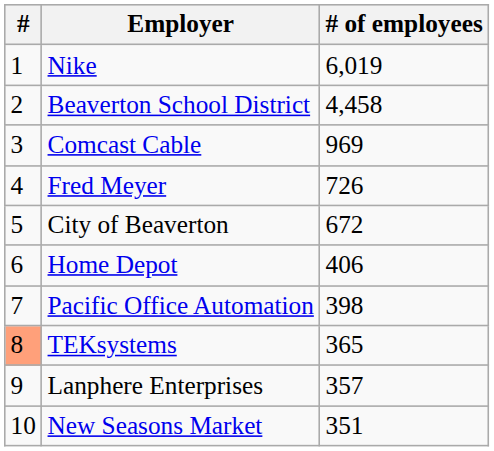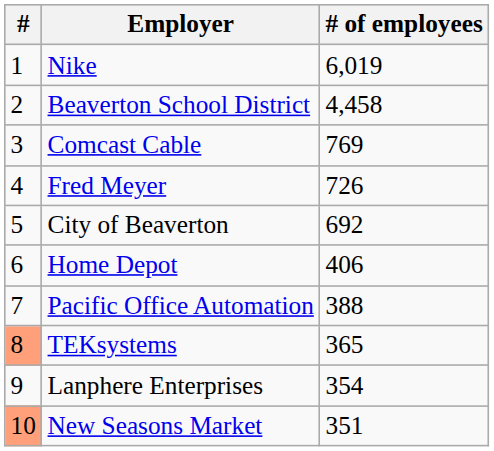(344, 144) 969 -> (344, 144) 769
(344, 225) 672 -> (344, 225) 692
(344, 305) 398 -> (344, 305) 388
(344, 385) 357 -> (344, 385) 354
(23, 425) no background -> (23, 425) lightsalmon background
